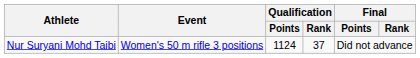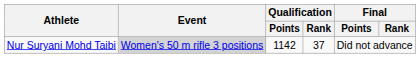(192, 45) no background -> (192, 45) lightgrey background
(285, 45) 1124 -> (285, 45) 1142
